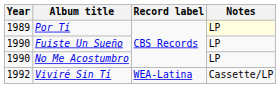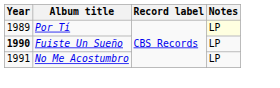(18, 44) normal -> (18, 44) bold
(18, 60) 1990 -> (18, 60) 1991
- row: (73, 76)
